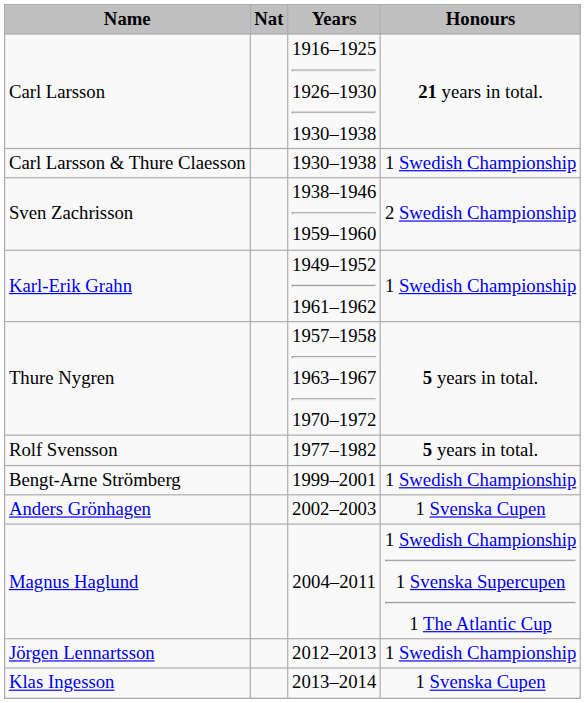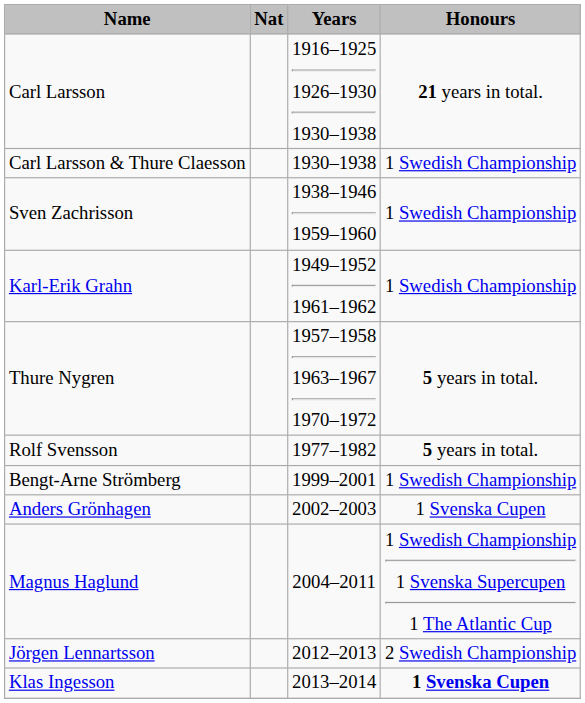(481, 213) 2 Swedish Championship -> (481, 213) 1 Swedish Championship
(481, 653) 1 Swedish Championship -> (481, 653) 2 Swedish Championship
(481, 682) normal -> (481, 682) bold
